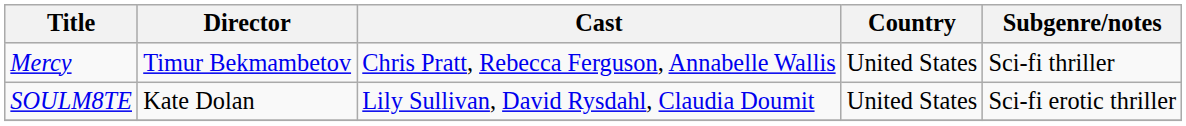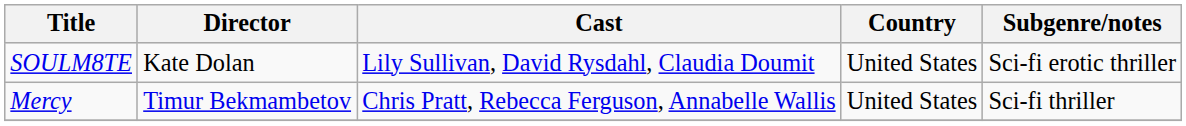rows swapped: (41, 62) <-> (71, 100)
